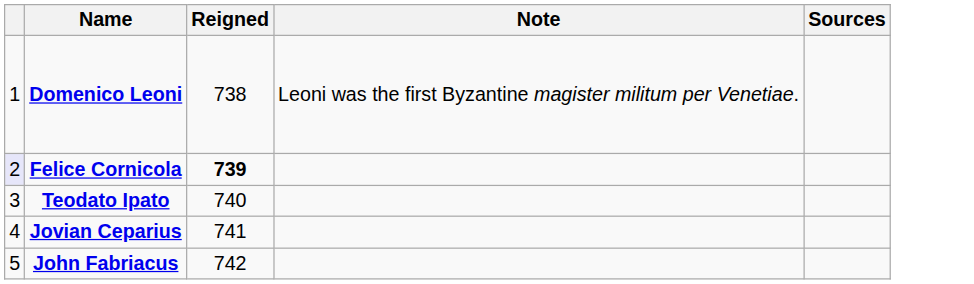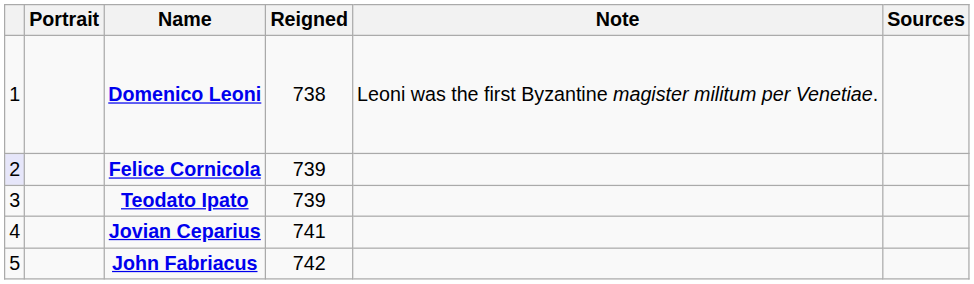+ column: (64, 20)
(230, 169) bold -> (309, 169) normal
(230, 200) 740 -> (309, 200) 739
